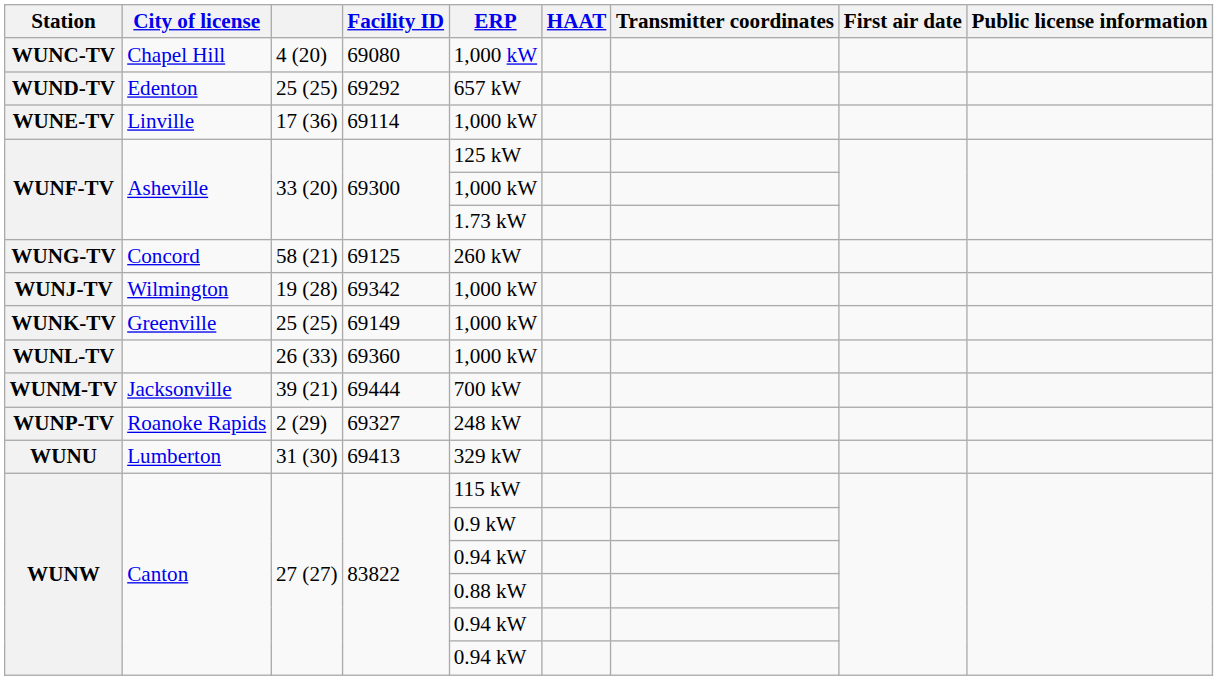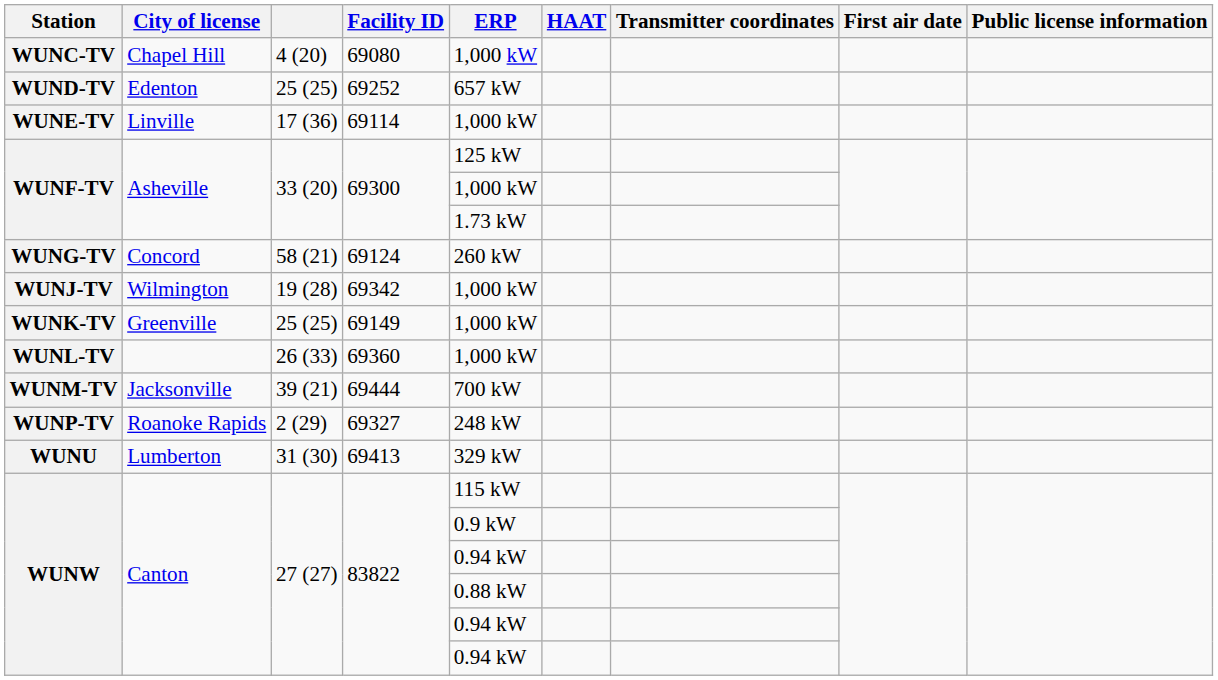(374, 88) 69292 -> (374, 88) 69252
(374, 255) 69125 -> (374, 255) 69124
